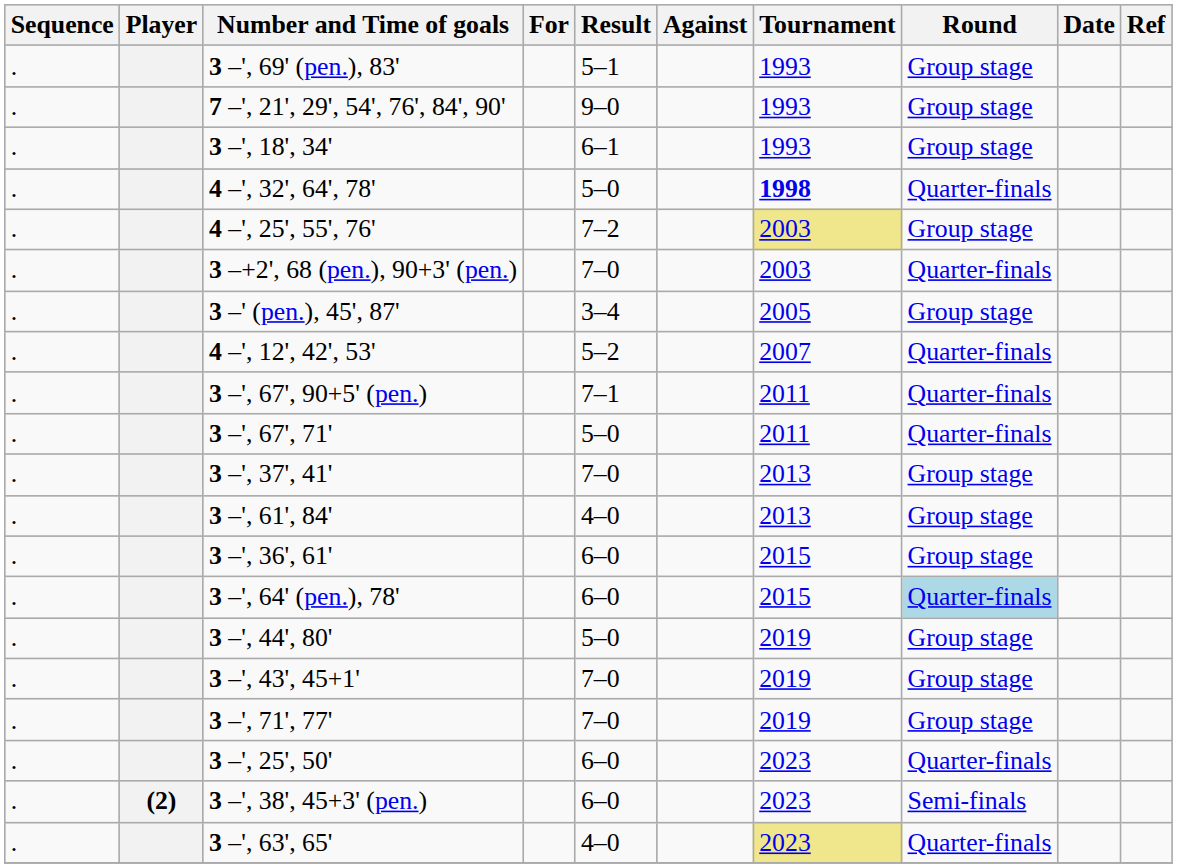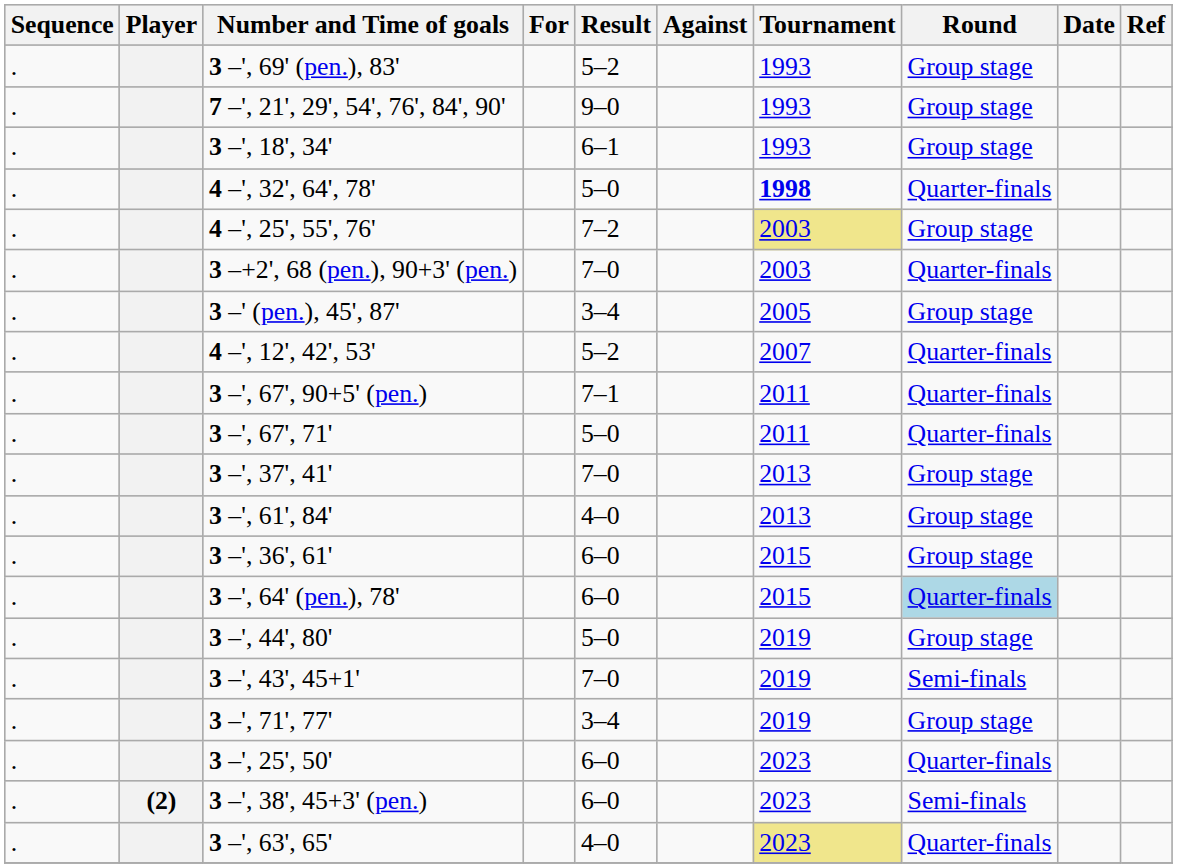(600, 65) 5–1 -> (600, 65) 5–2
(970, 678) Group stage -> (967, 678) Semi-finals
(600, 719) 7–0 -> (600, 719) 3–4
